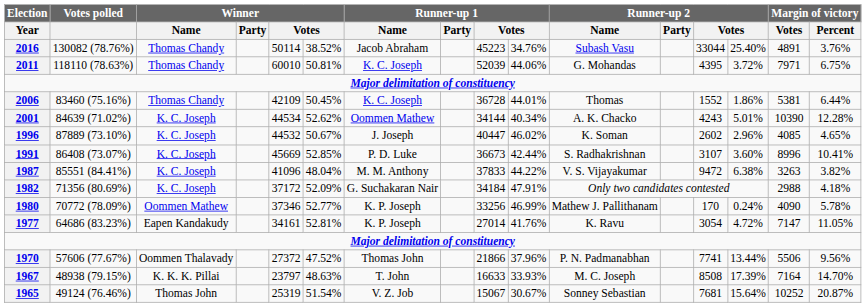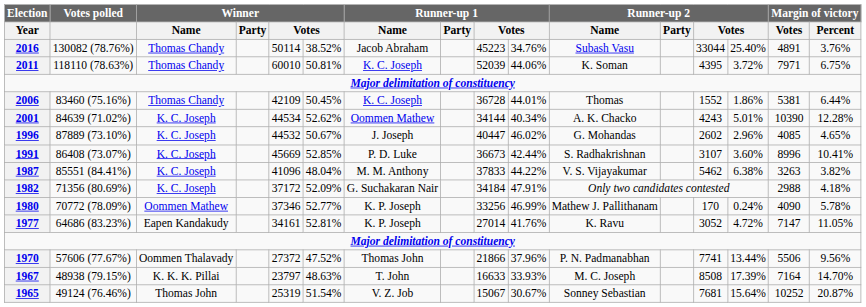(605, 66) G. Mohandas -> (605, 66) K. Soman
(605, 136) K. Soman -> (605, 136) G. Mohandas
(710, 171) 9472 -> (710, 171) 5462
(710, 223) 3054 -> (710, 223) 3052
